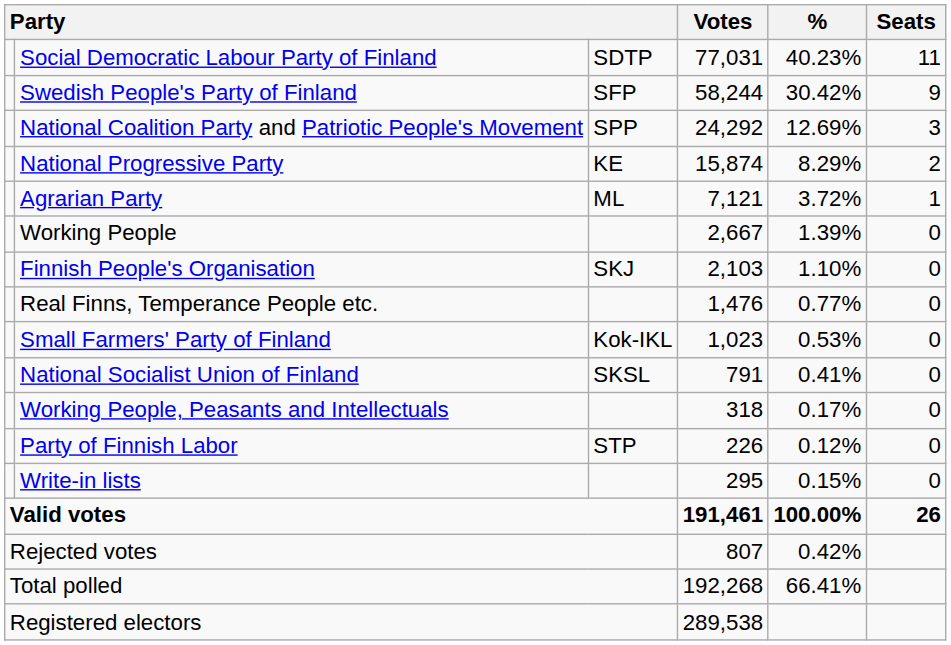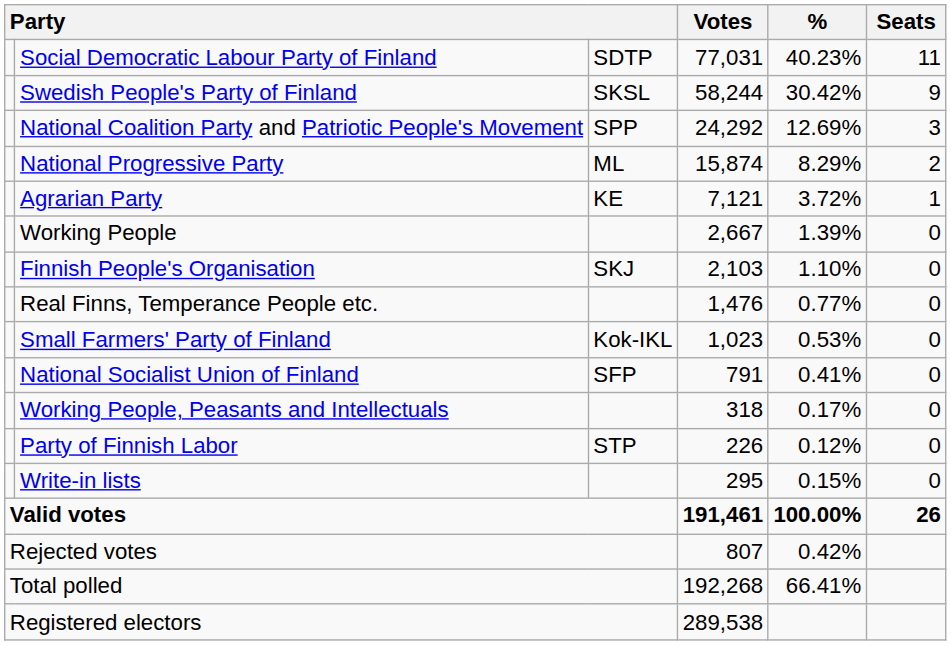(615, 92) SFP -> (622, 92) SKSL
(608, 163) KE -> (609, 163) ML
(609, 198) ML -> (608, 198) KE
(622, 374) SKSL -> (615, 374) SFP
